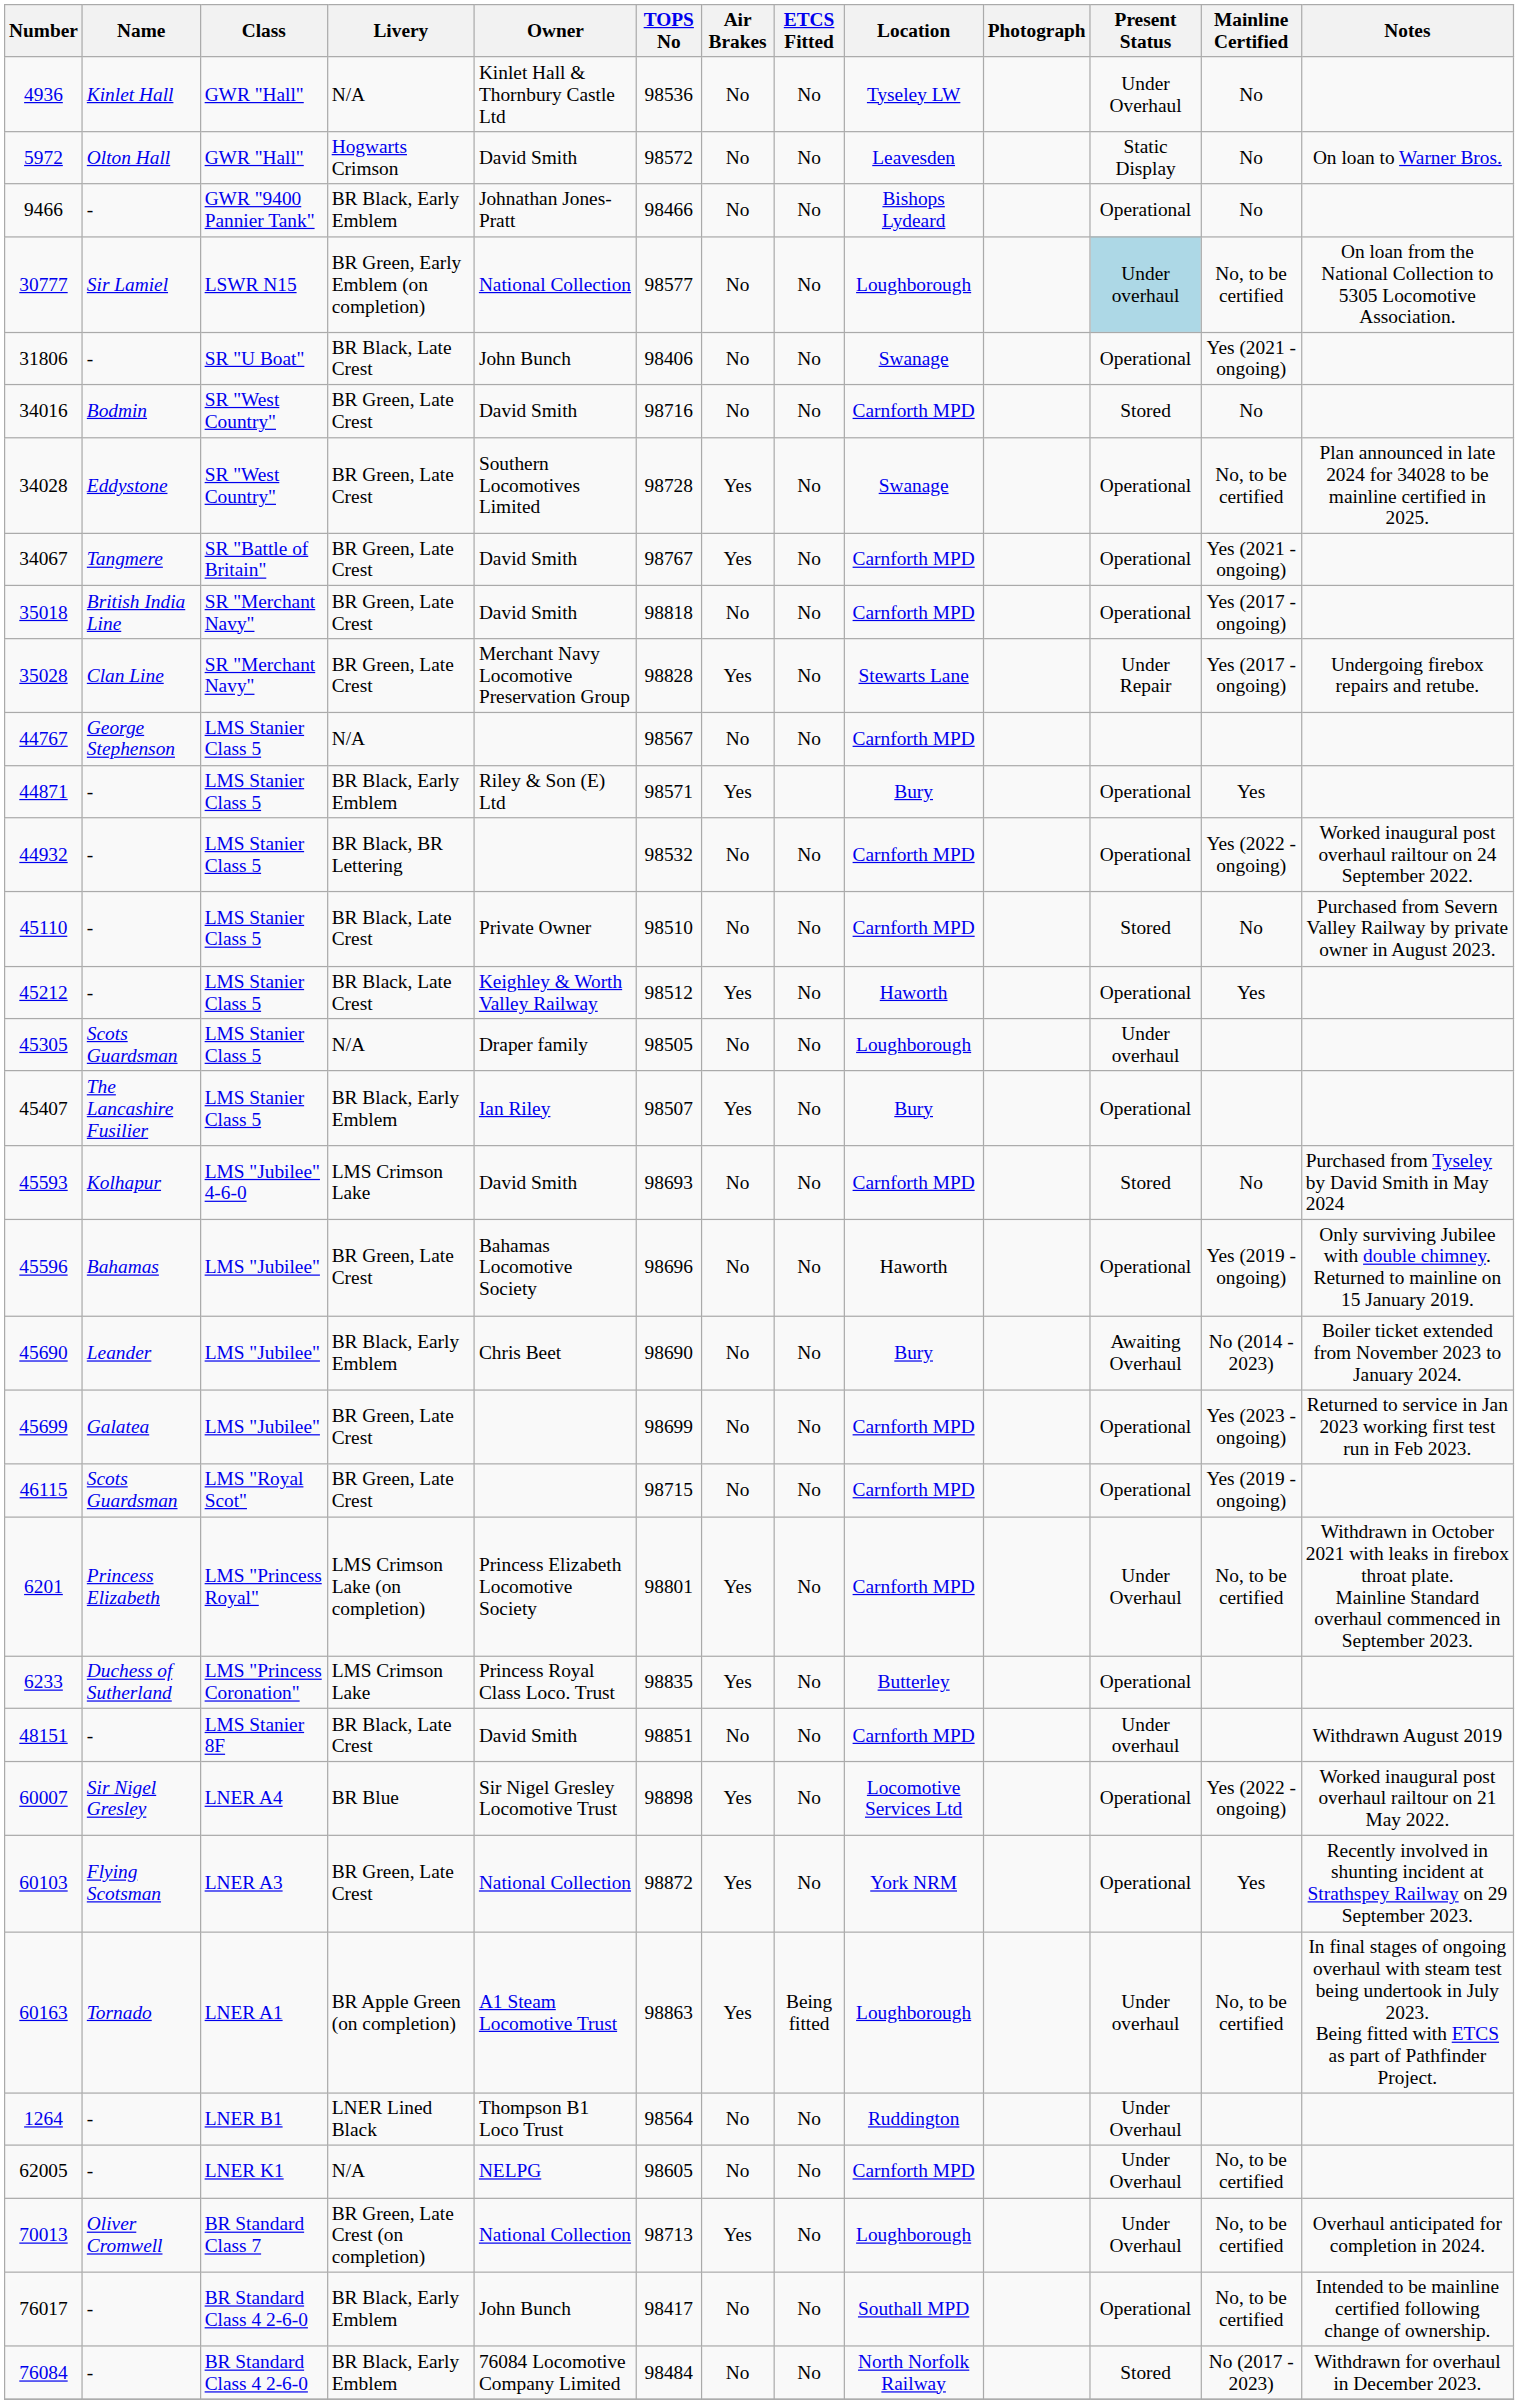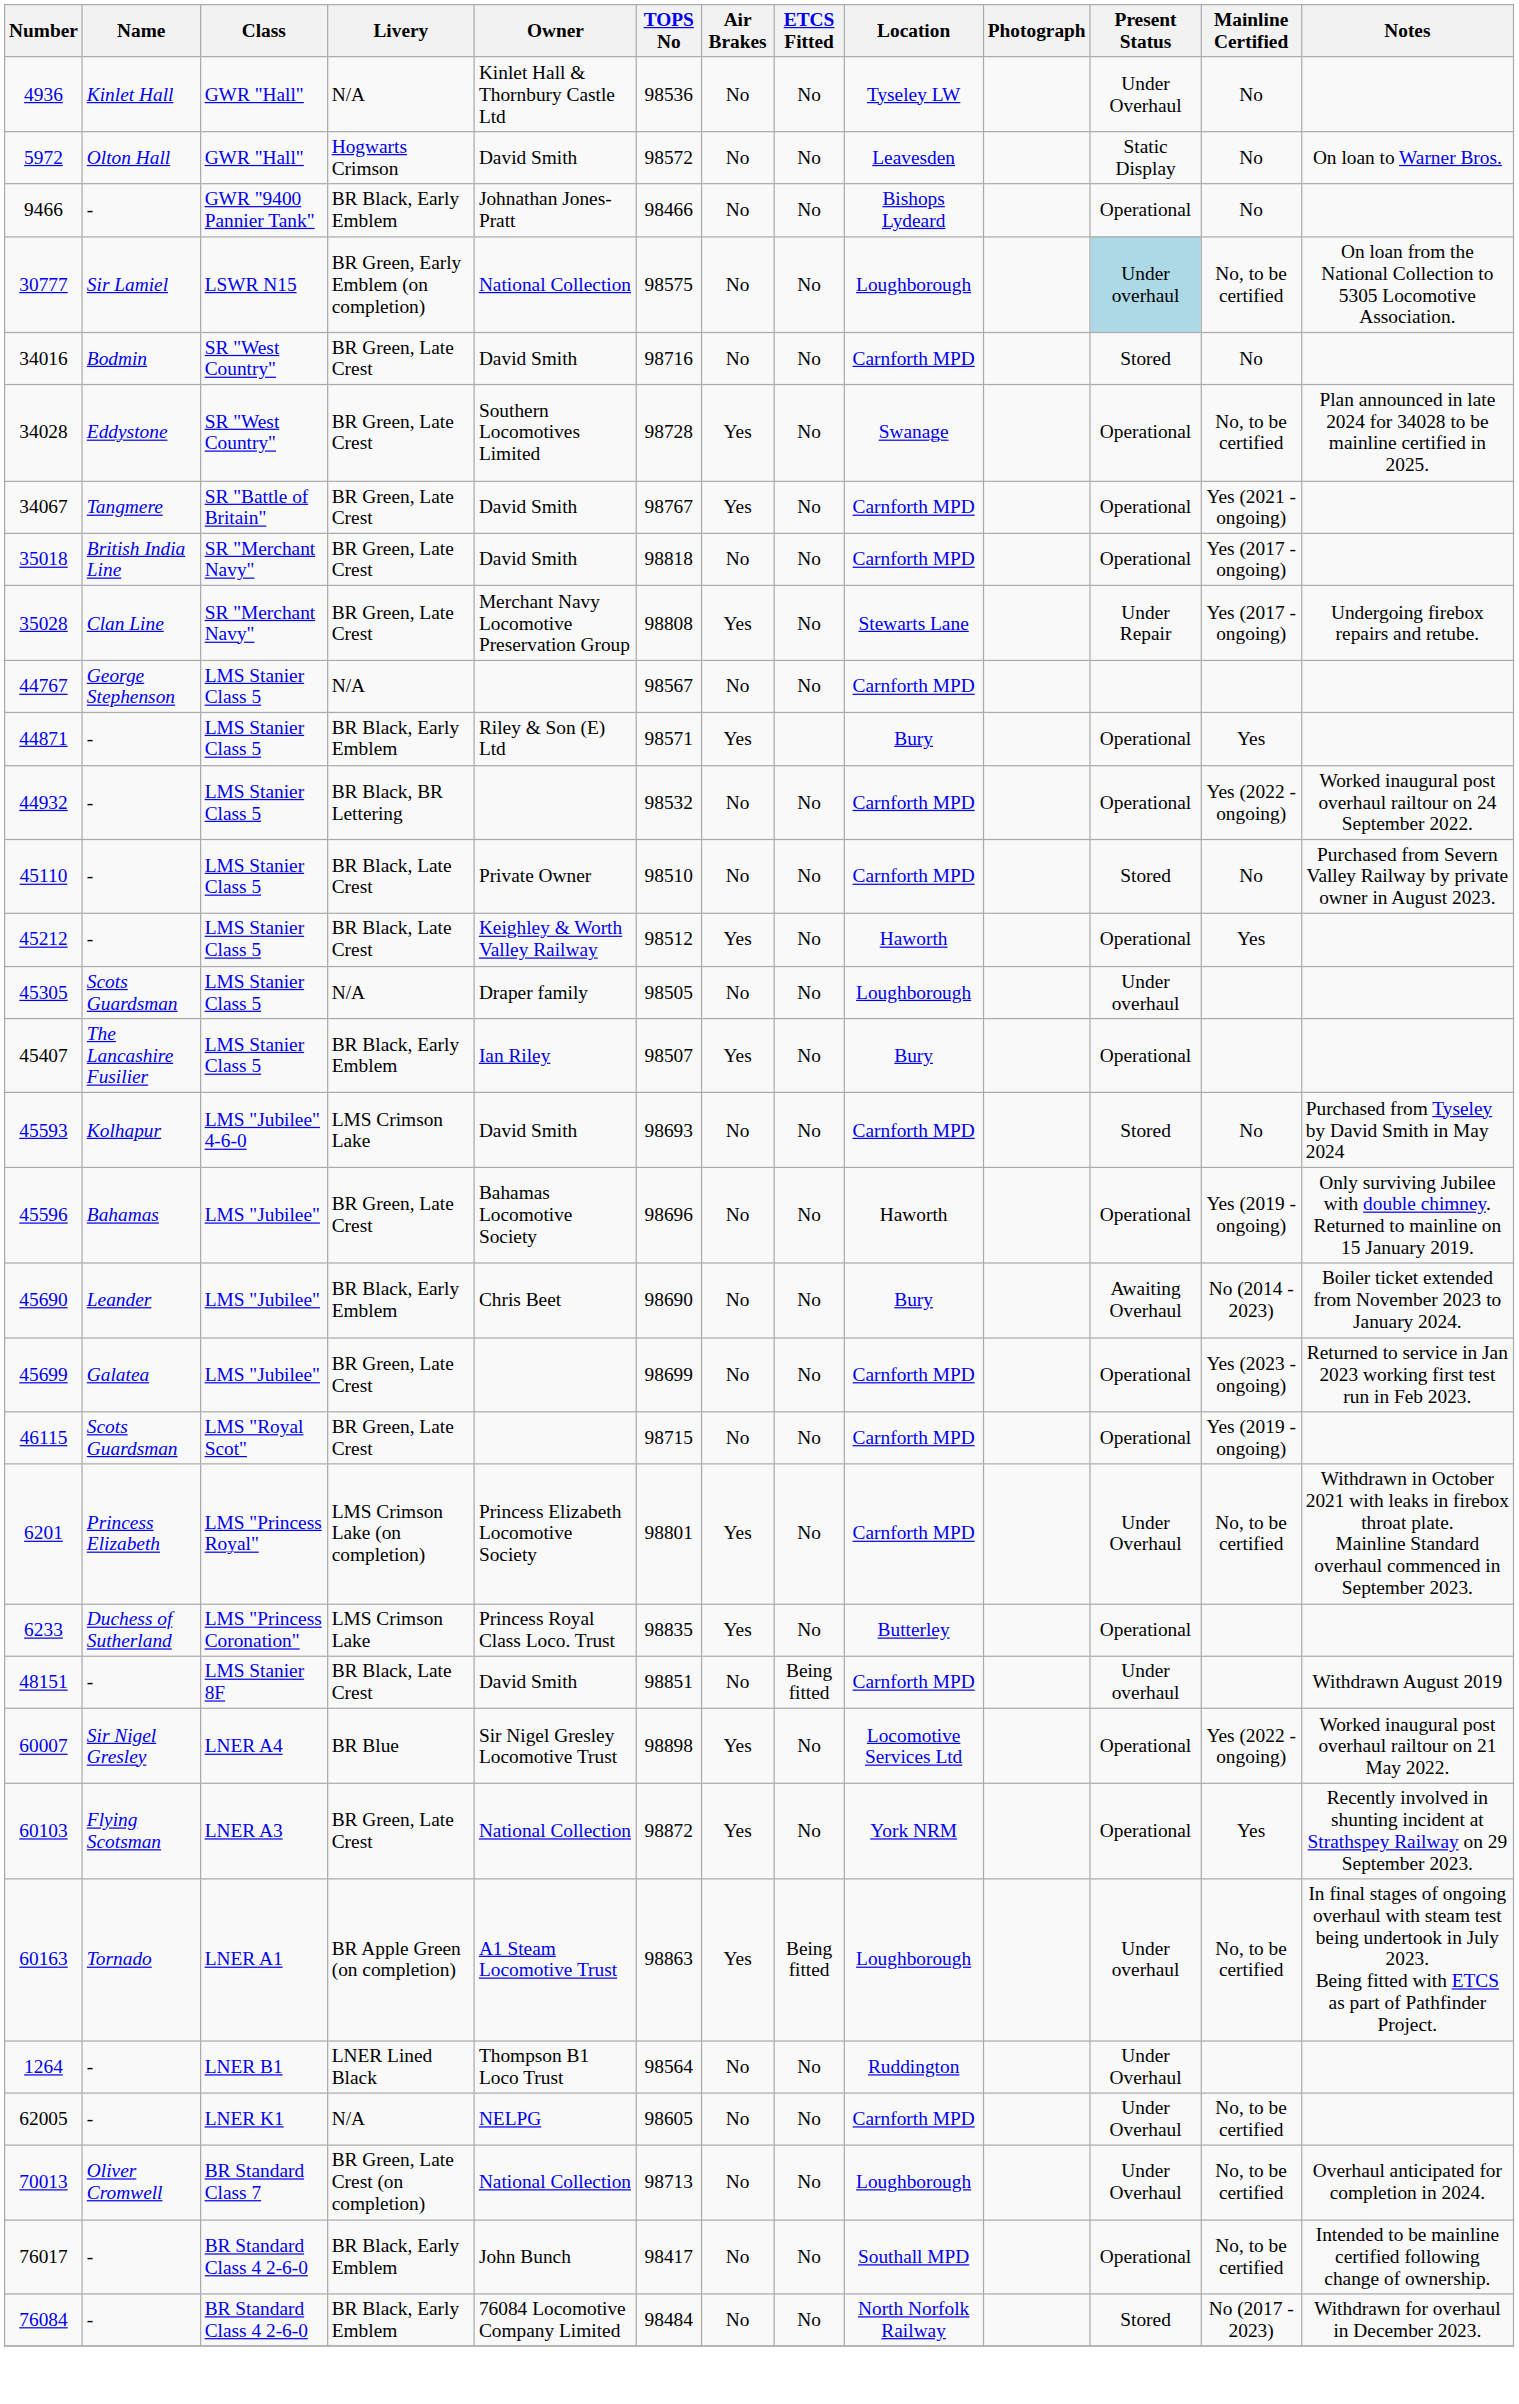(669, 284) 98577 -> (669, 284) 98575
- row: (43, 358)
(669, 675) 98828 -> (669, 622) 98808
(809, 1734) No -> (809, 1682) Being fitted
(738, 2234) Yes -> (738, 2182) No
